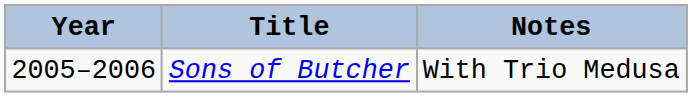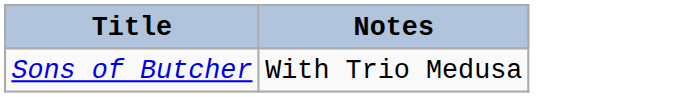- column: (84, 27)
